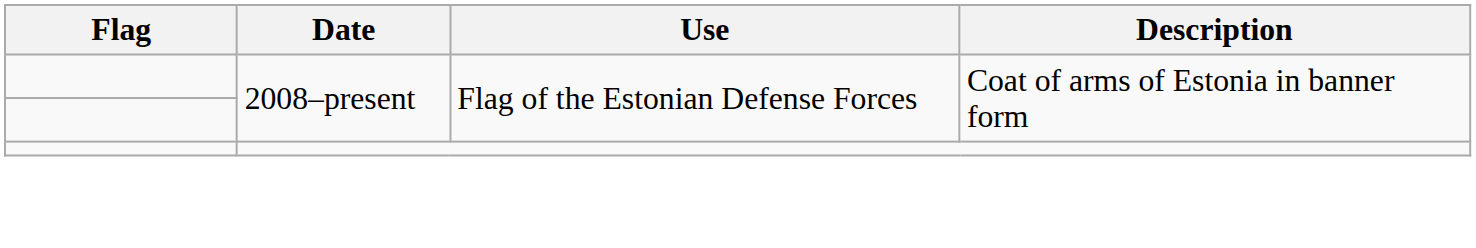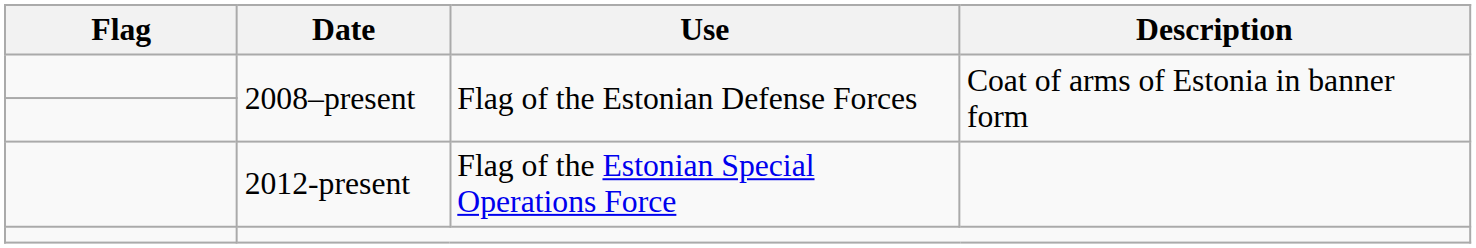+ row: (327, 183)
